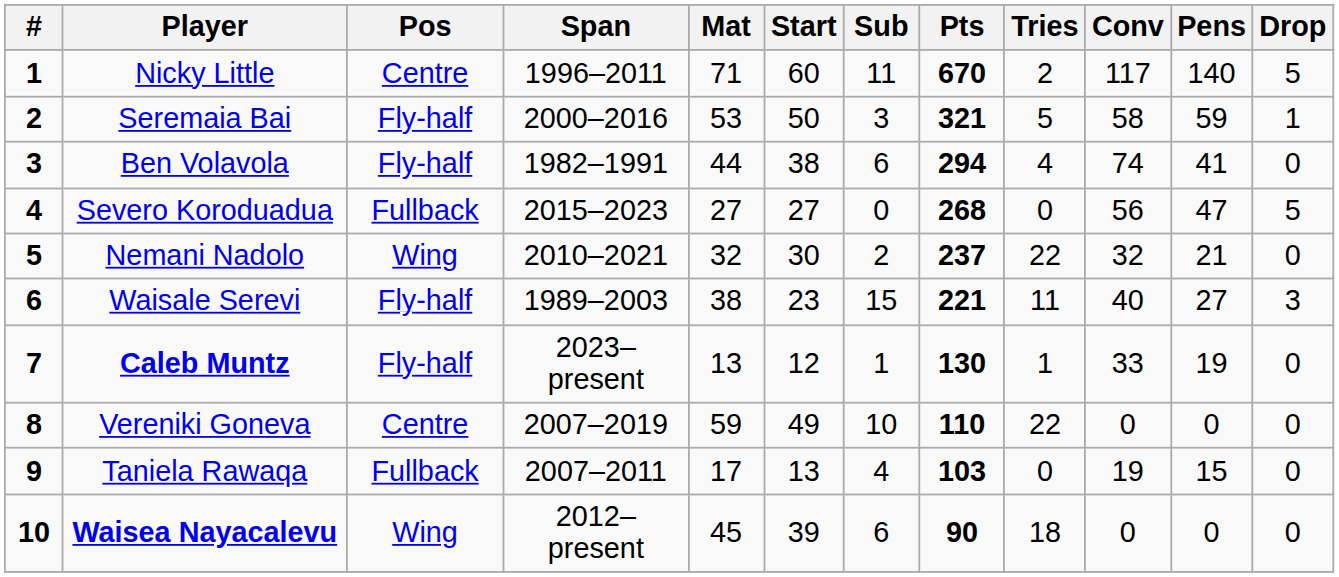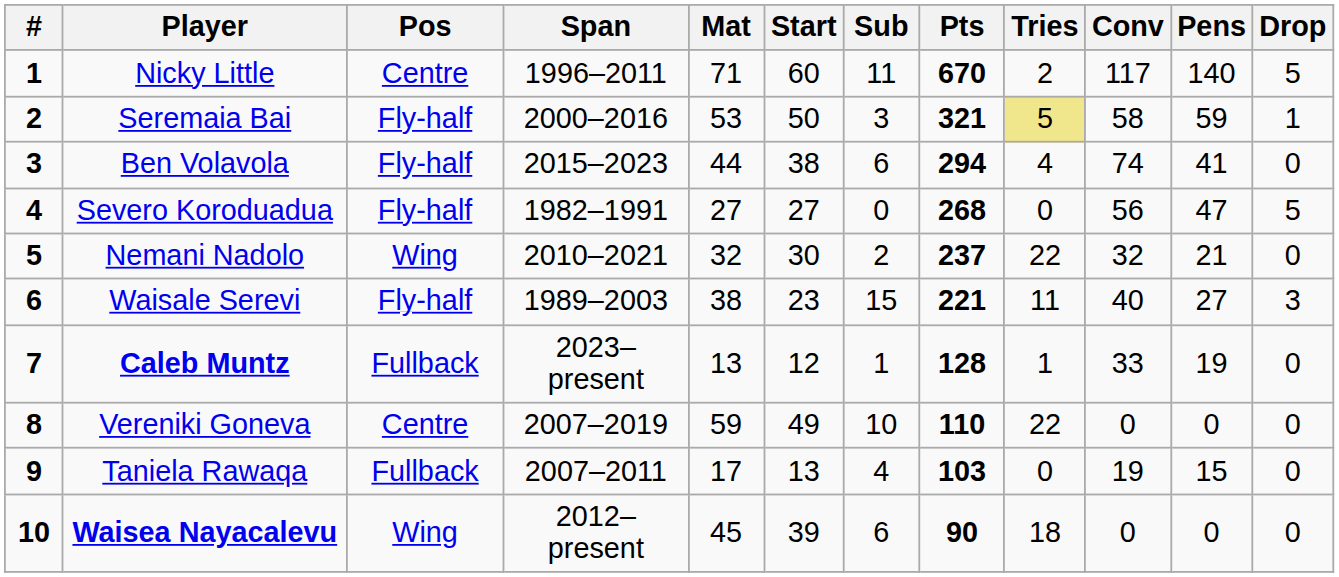(1045, 118) no background -> (1045, 118) khaki background
(596, 164) 1982–1991 -> (596, 164) 2015–2023
(425, 210) Fullback -> (425, 210) Fly-half
(596, 210) 2015–2023 -> (596, 210) 1982–1991
(425, 363) Fly-half -> (425, 363) Fullback
(962, 363) 130 -> (962, 363) 128
